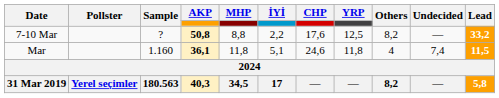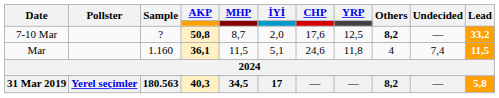(238, 34) 8,8 -> (238, 34) 8,7
(277, 34) 2,2 -> (277, 34) 2,0
(391, 34) normal -> (391, 34) bold
(239, 50) 11,8 -> (239, 50) 11,5
